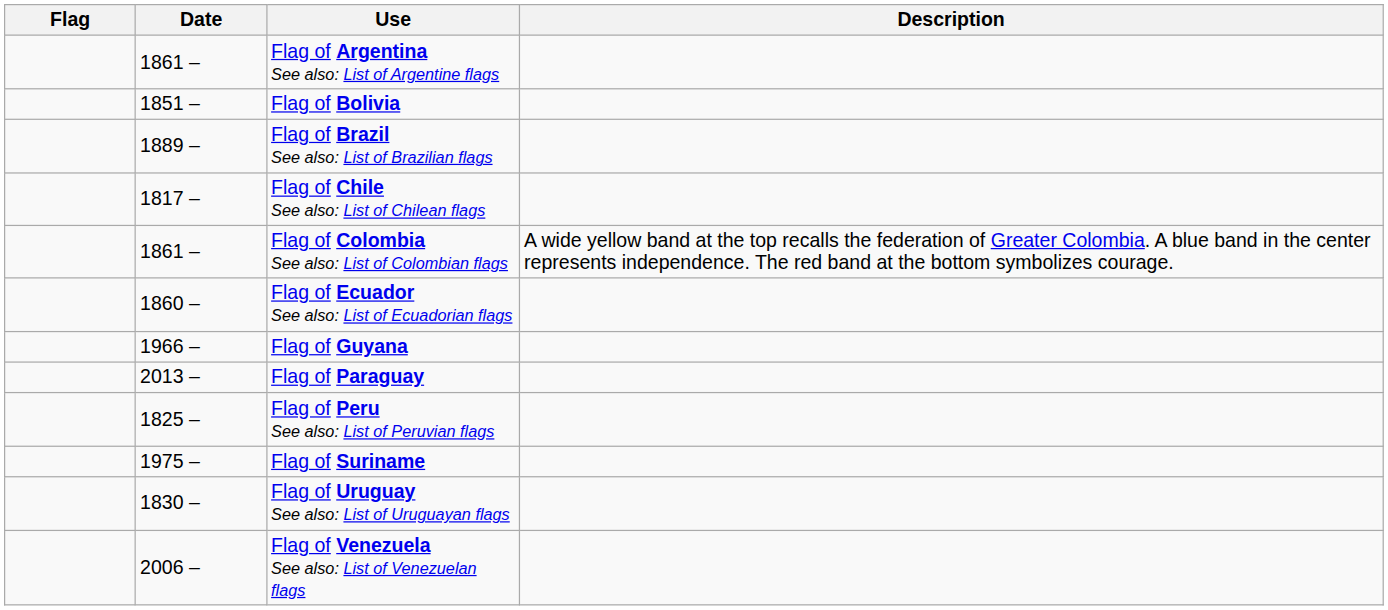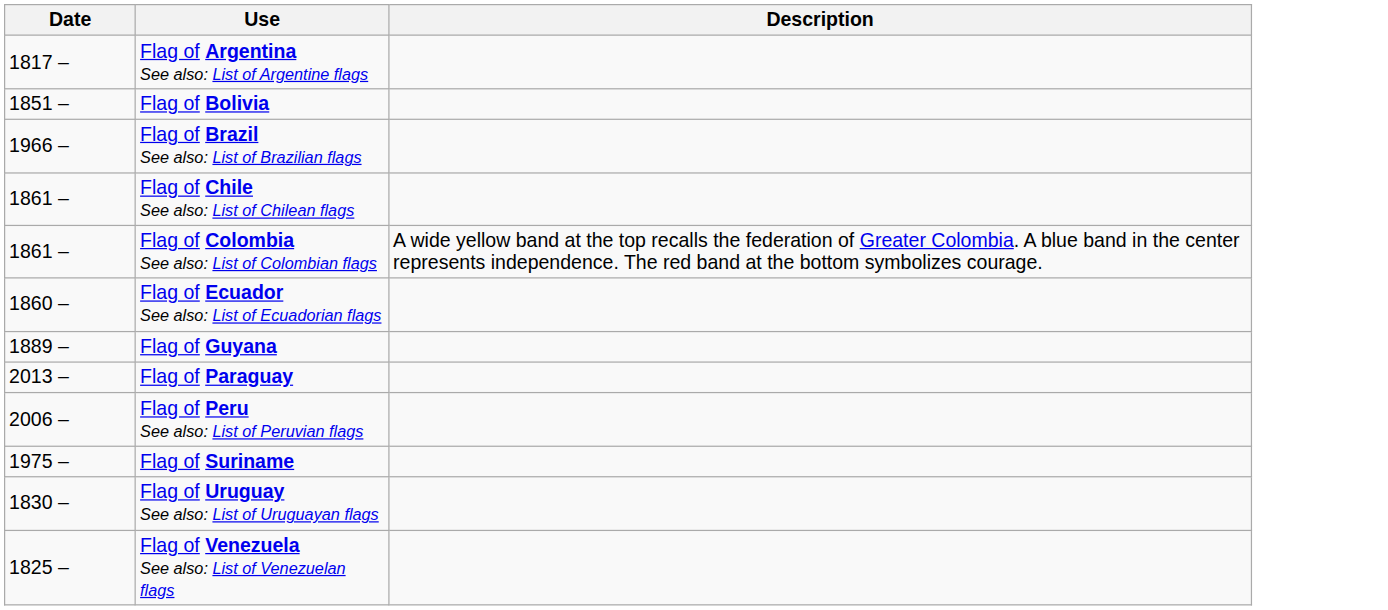- column: (70, 19)
(170, 61) 1861 – -> (39, 61) 1817 –
(170, 145) 1889 – -> (39, 145) 1966 –
(170, 198) 1817 – -> (39, 198) 1861 –
(170, 346) 1966 – -> (39, 346) 1889 –
(170, 419) 1825 – -> (39, 419) 2006 –
(170, 567) 2006 – -> (39, 567) 1825 –
